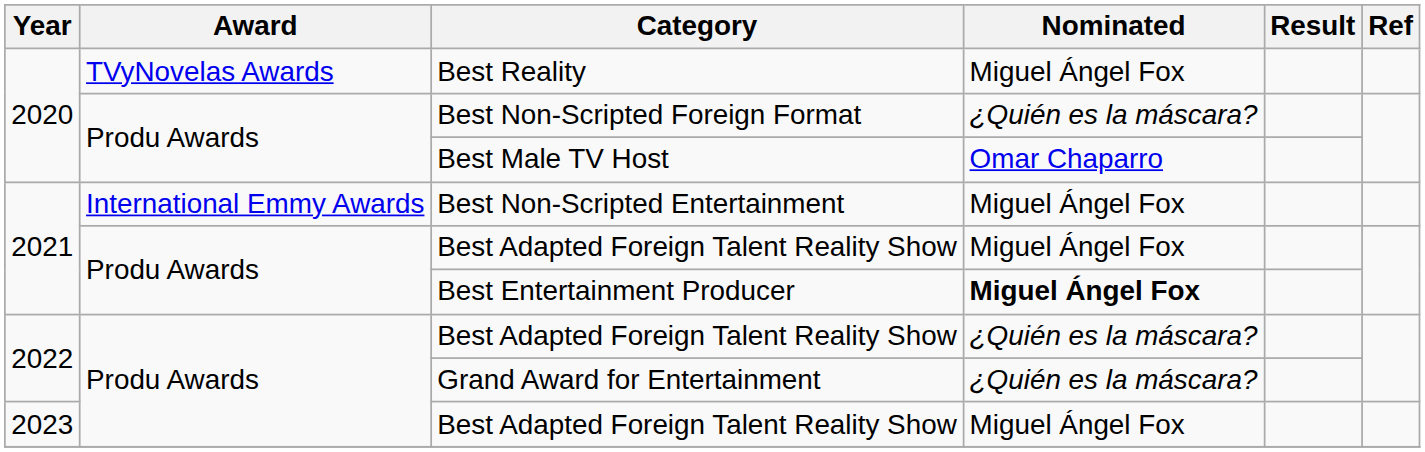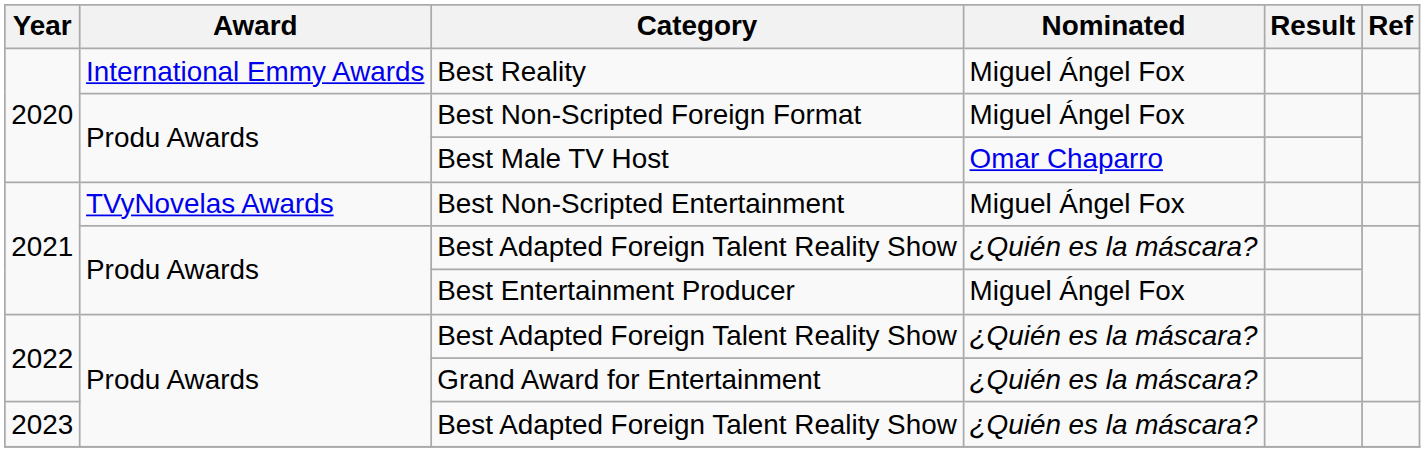(210, 70) TVyNovelas Awards -> (255, 70) International Emmy Awards
(1113, 114) ¿Quién es la máscara? -> (1077, 114) Miguel Ángel Fox
(255, 203) International Emmy Awards -> (210, 203) TVyNovelas Awards
(1077, 247) Miguel Ángel Fox -> (1113, 247) ¿Quién es la máscara?
(1085, 291) bold -> (1077, 291) normal
(1077, 423) Miguel Ángel Fox -> (1113, 423) ¿Quién es la máscara?
